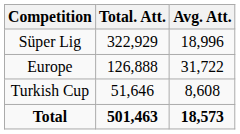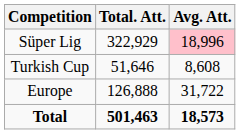(202, 41) no background -> (202, 41) pink background
rows swapped: (50, 91) <-> (50, 66)
